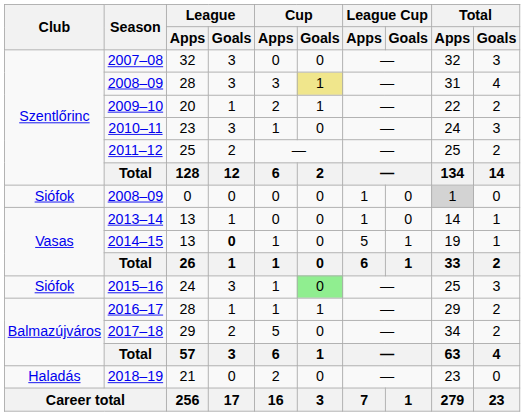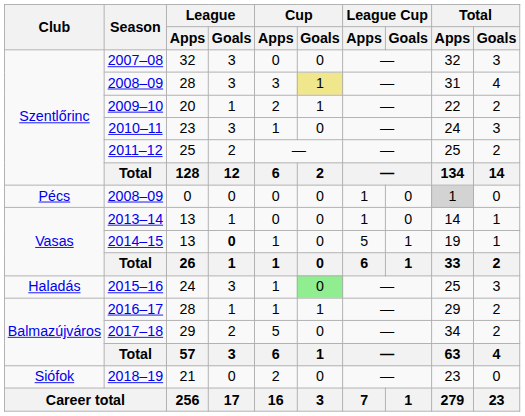(54, 196) Siófok -> (54, 196) Pécs
(54, 286) Siófok -> (54, 286) Haladás
(54, 377) Haladás -> (54, 377) Siófok
